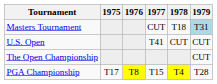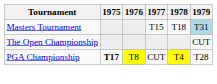(156, 27) CUT -> (156, 27) T15
- row: (26, 42)
(111, 72) normal -> (111, 57) bold
(156, 72) T15 -> (156, 57) CUT
